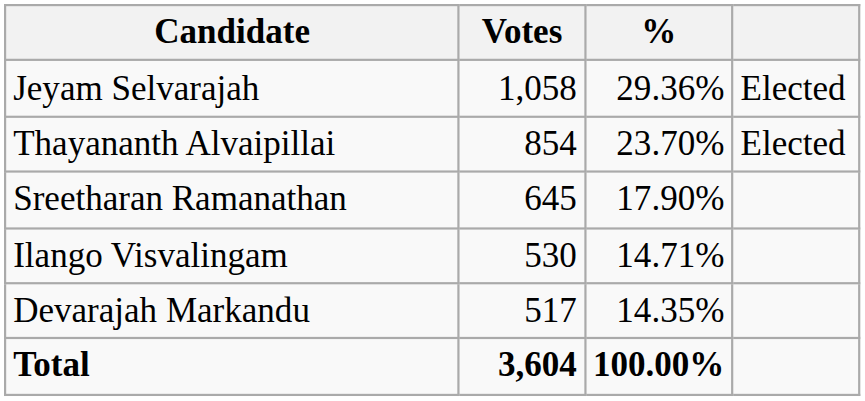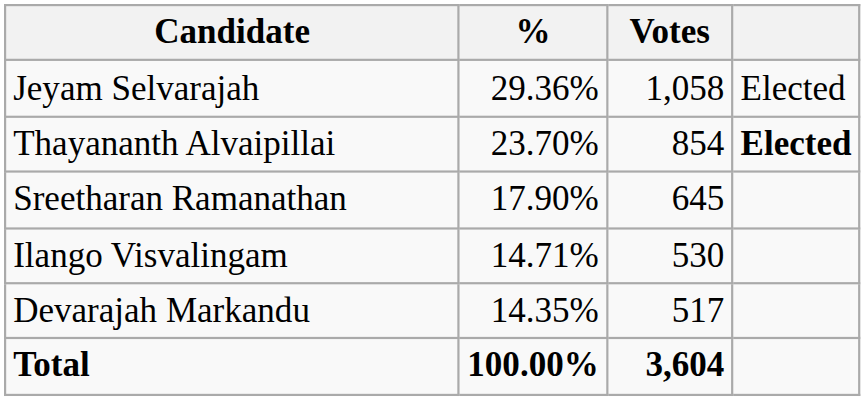columns swapped: (522, 32) <-> (659, 32)
(793, 143) normal -> (796, 143) bold
